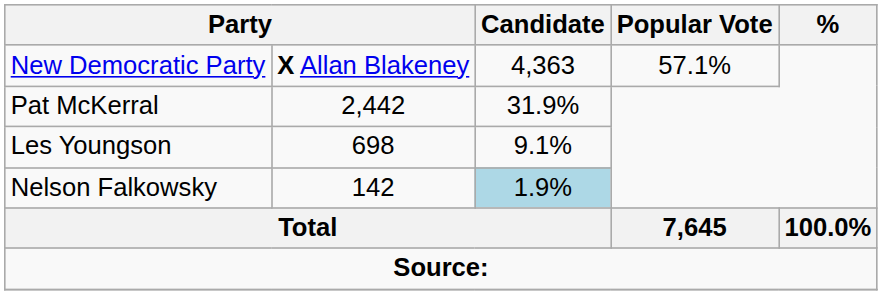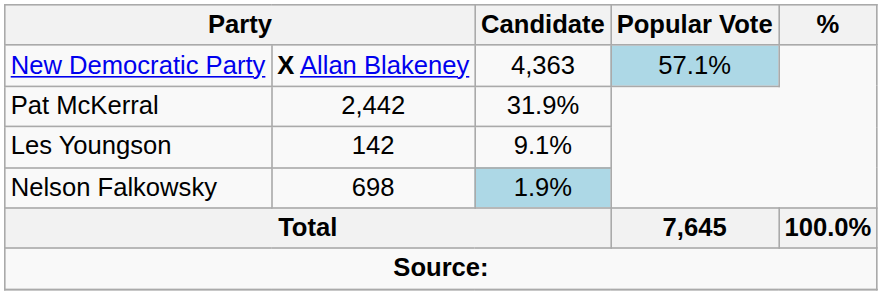(695, 65) no background -> (695, 65) lightblue background
(373, 146) 698 -> (373, 146) 142
(373, 187) 142 -> (373, 187) 698
